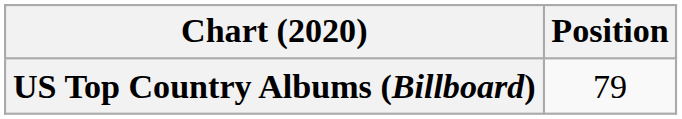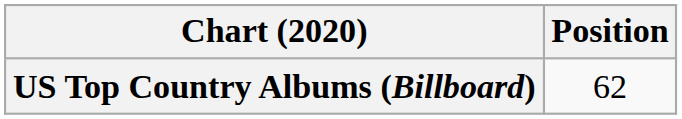(610, 85) 79 -> (610, 85) 62
